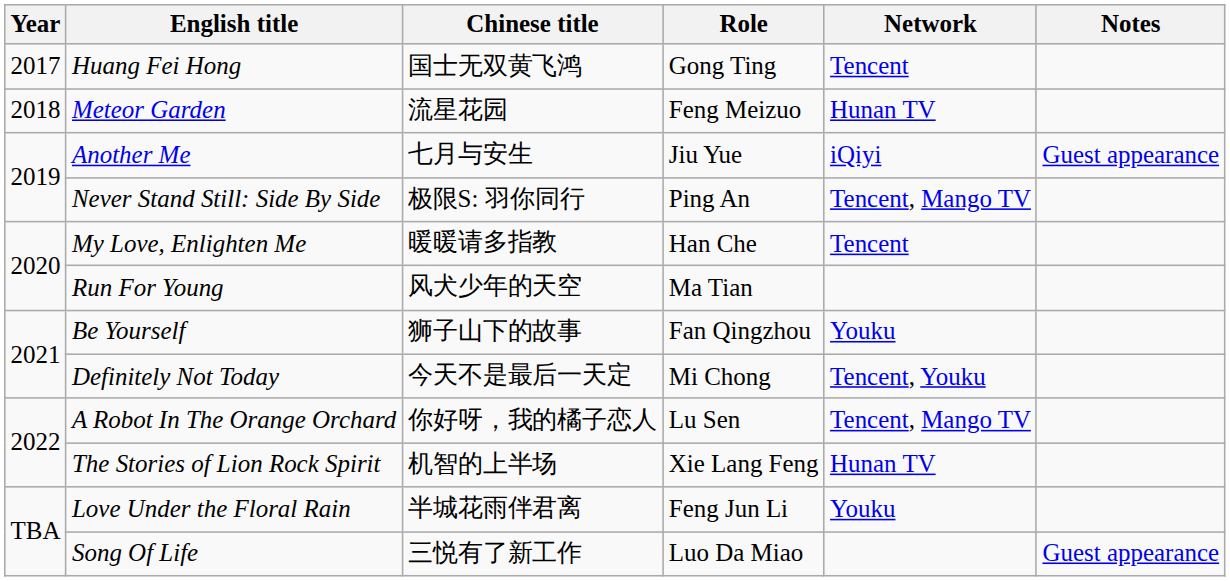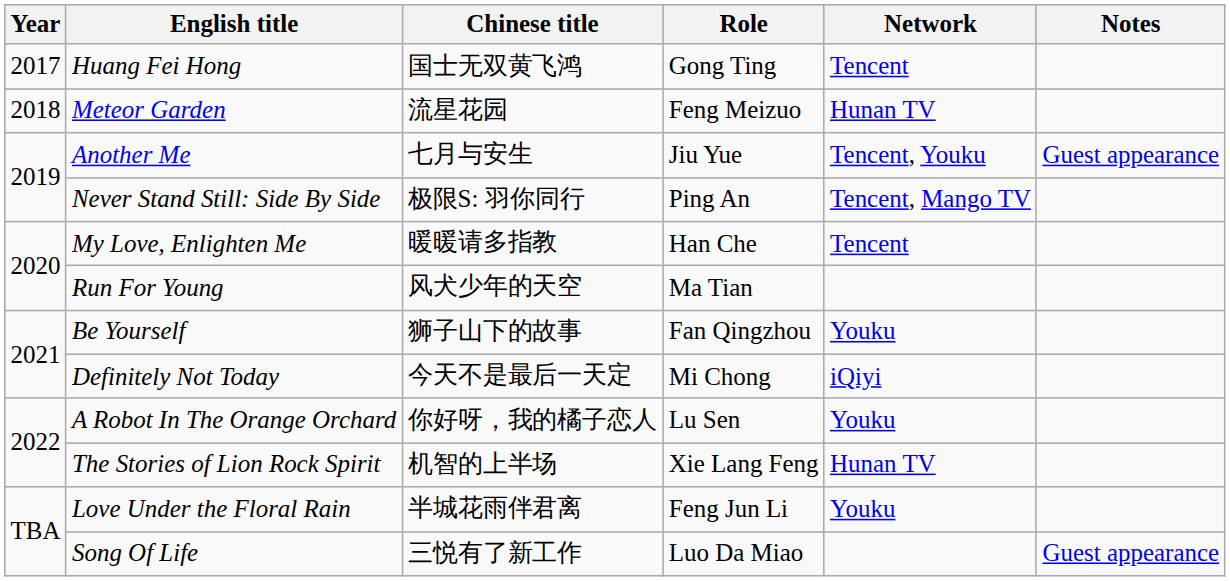(856, 154) iQiyi -> (908, 154) Tencent, Youku
(908, 376) Tencent, Youku -> (856, 376) iQiyi
(930, 420) Tencent, Mango TV -> (863, 420) Youku
